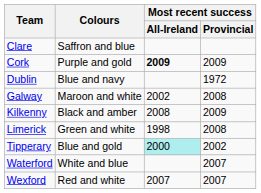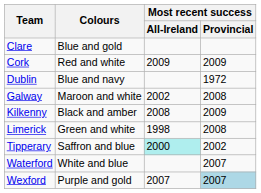(96, 46) Saffron and blue -> (90, 46) Blue and gold
(95, 63) Purple and gold -> (91, 63) Red and white
(158, 63) bold -> (158, 63) normal
(90, 146) Blue and gold -> (96, 146) Saffron and blue
(91, 180) Red and white -> (95, 180) Purple and gold
(215, 180) no background -> (215, 180) lightblue background
